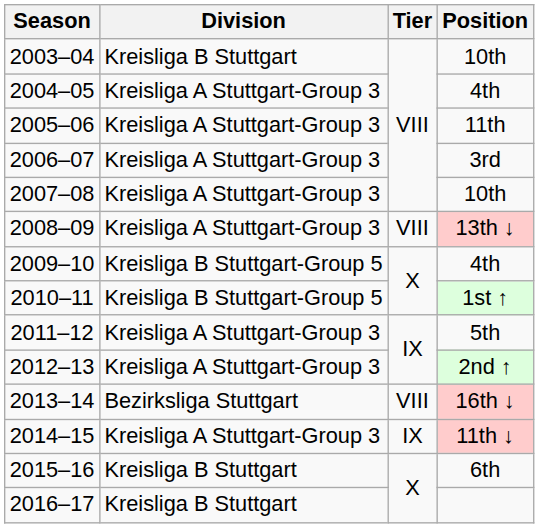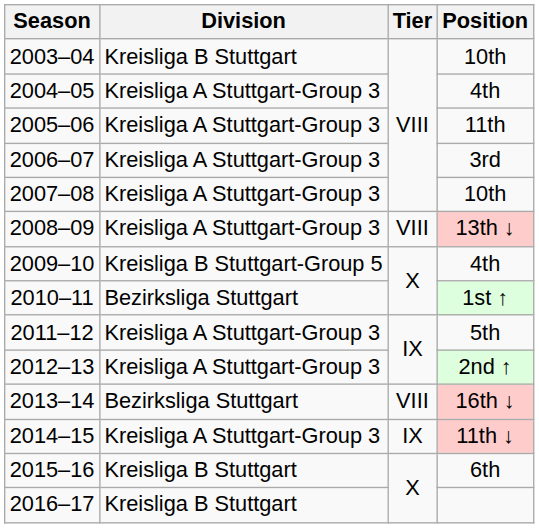(244, 297) Kreisliga B Stuttgart-Group 5 -> (201, 297) Bezirksliga Stuttgart
